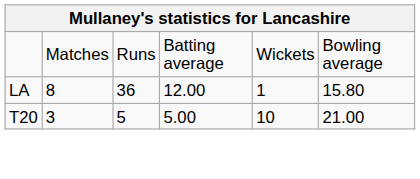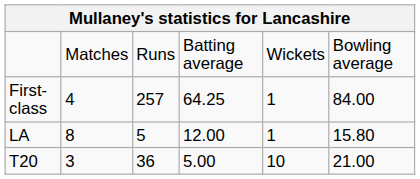+ row: (28, 99)
(126, 90) 36 -> (141, 135) 5
(121, 116) 5 -> (145, 161) 36
